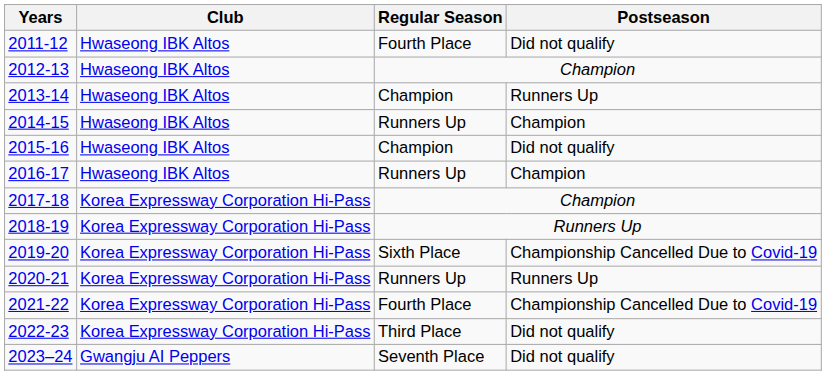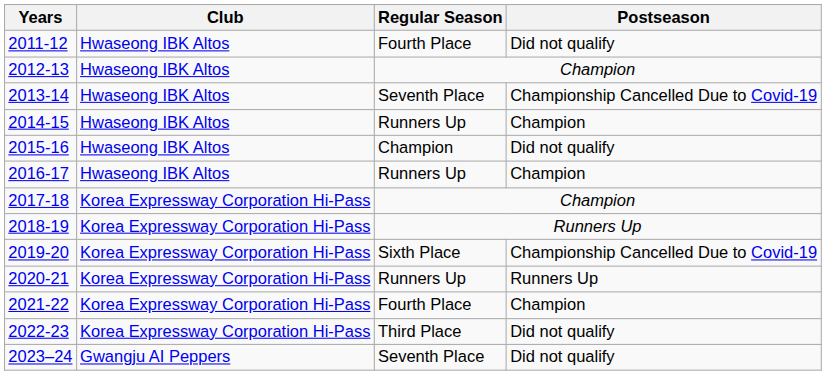(416, 95) Champion -> (431, 95) Seventh Place
(554, 95) Runners Up -> (664, 95) Championship Cancelled Due to Covid-19
(664, 305) Championship Cancelled Due to Covid-19 -> (548, 305) Champion
